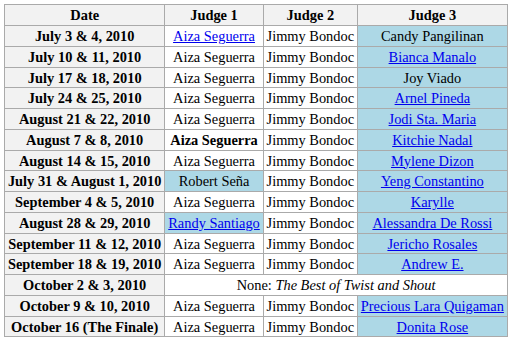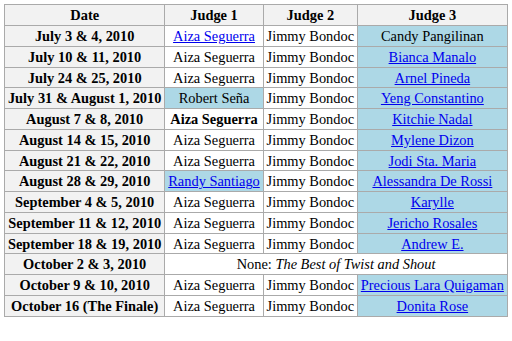- row: (85, 78)
rows swapped: (85, 181) <-> (85, 119)
rows swapped: (85, 223) <-> (85, 202)
